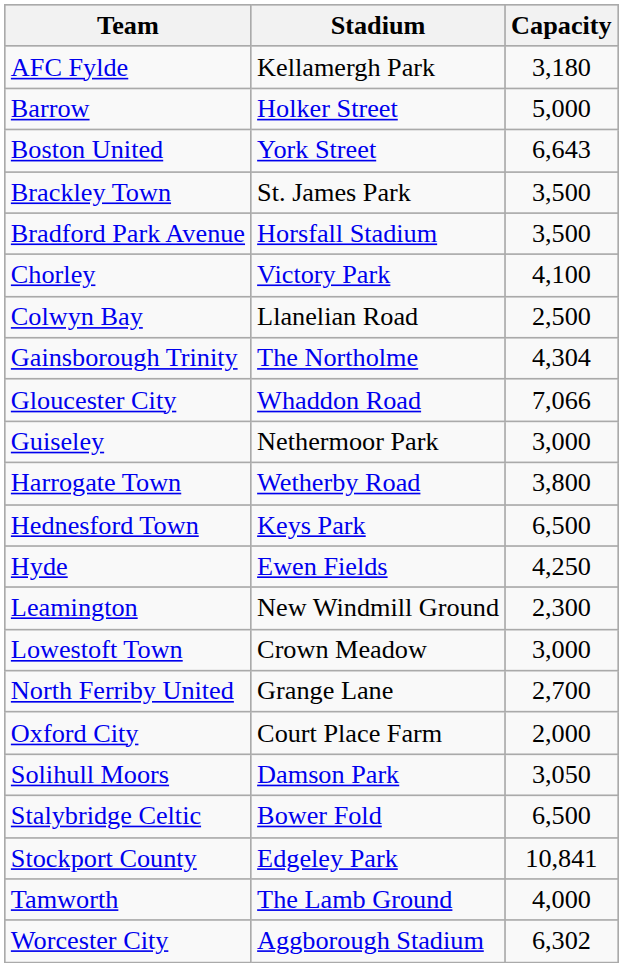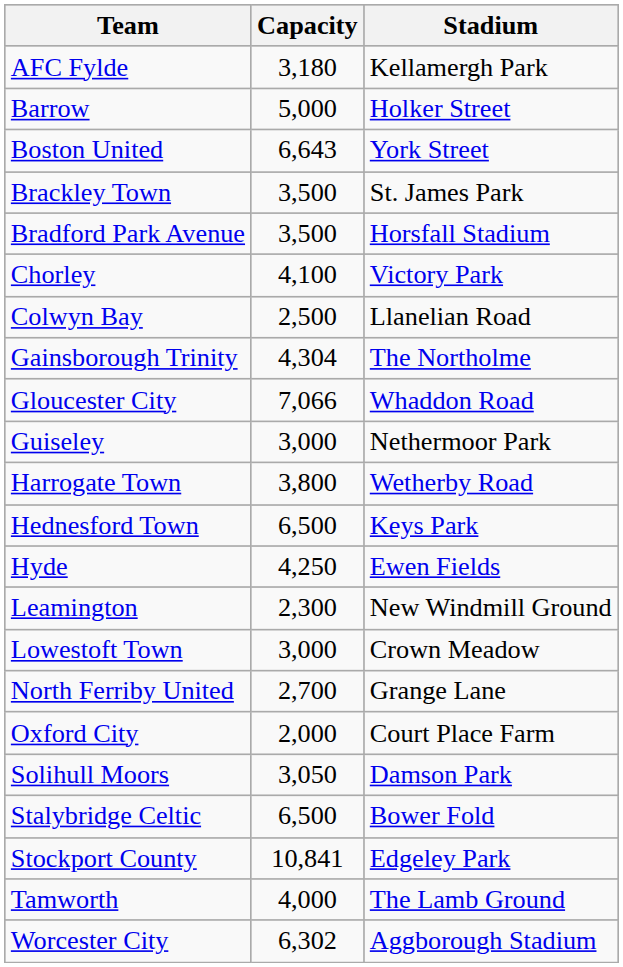columns swapped: (378, 25) <-> (561, 25)
